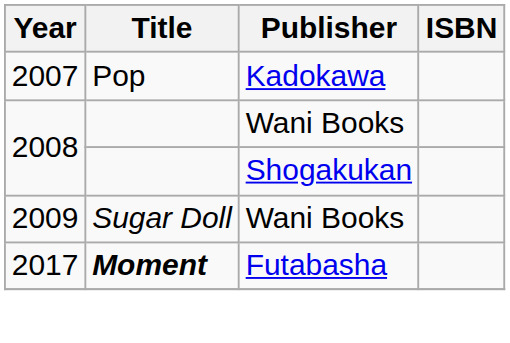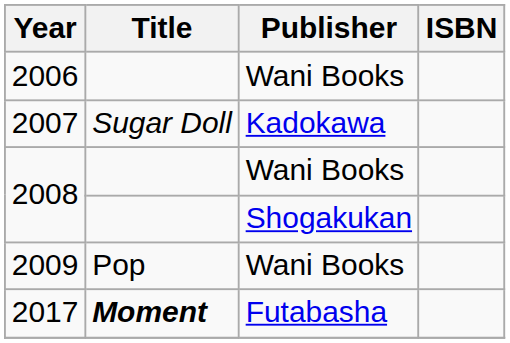+ row: (45, 75)
(119, 75) Pop -> (162, 123) Sugar Doll
(162, 218) Sugar Doll -> (119, 265) Pop
